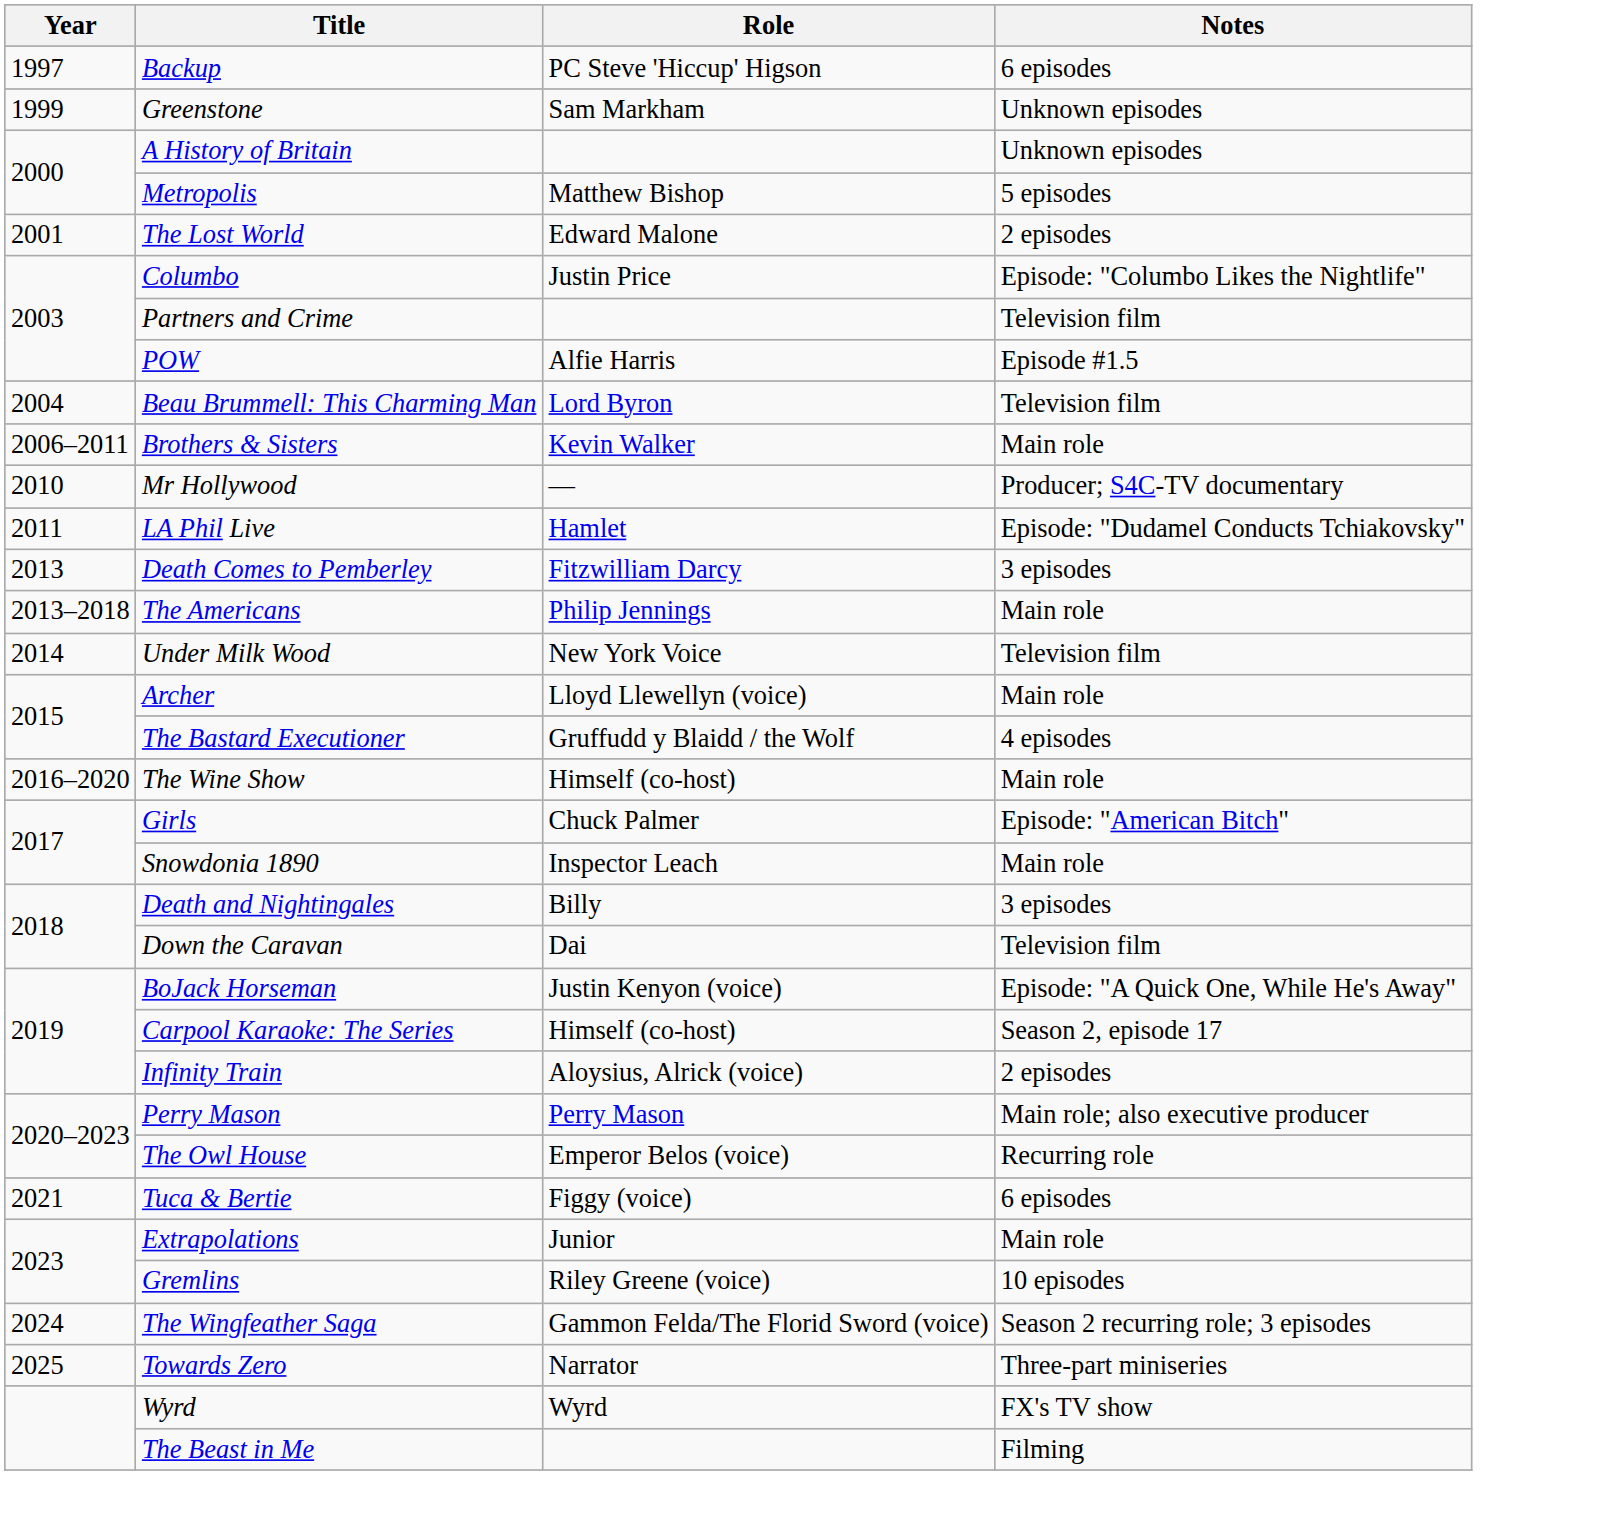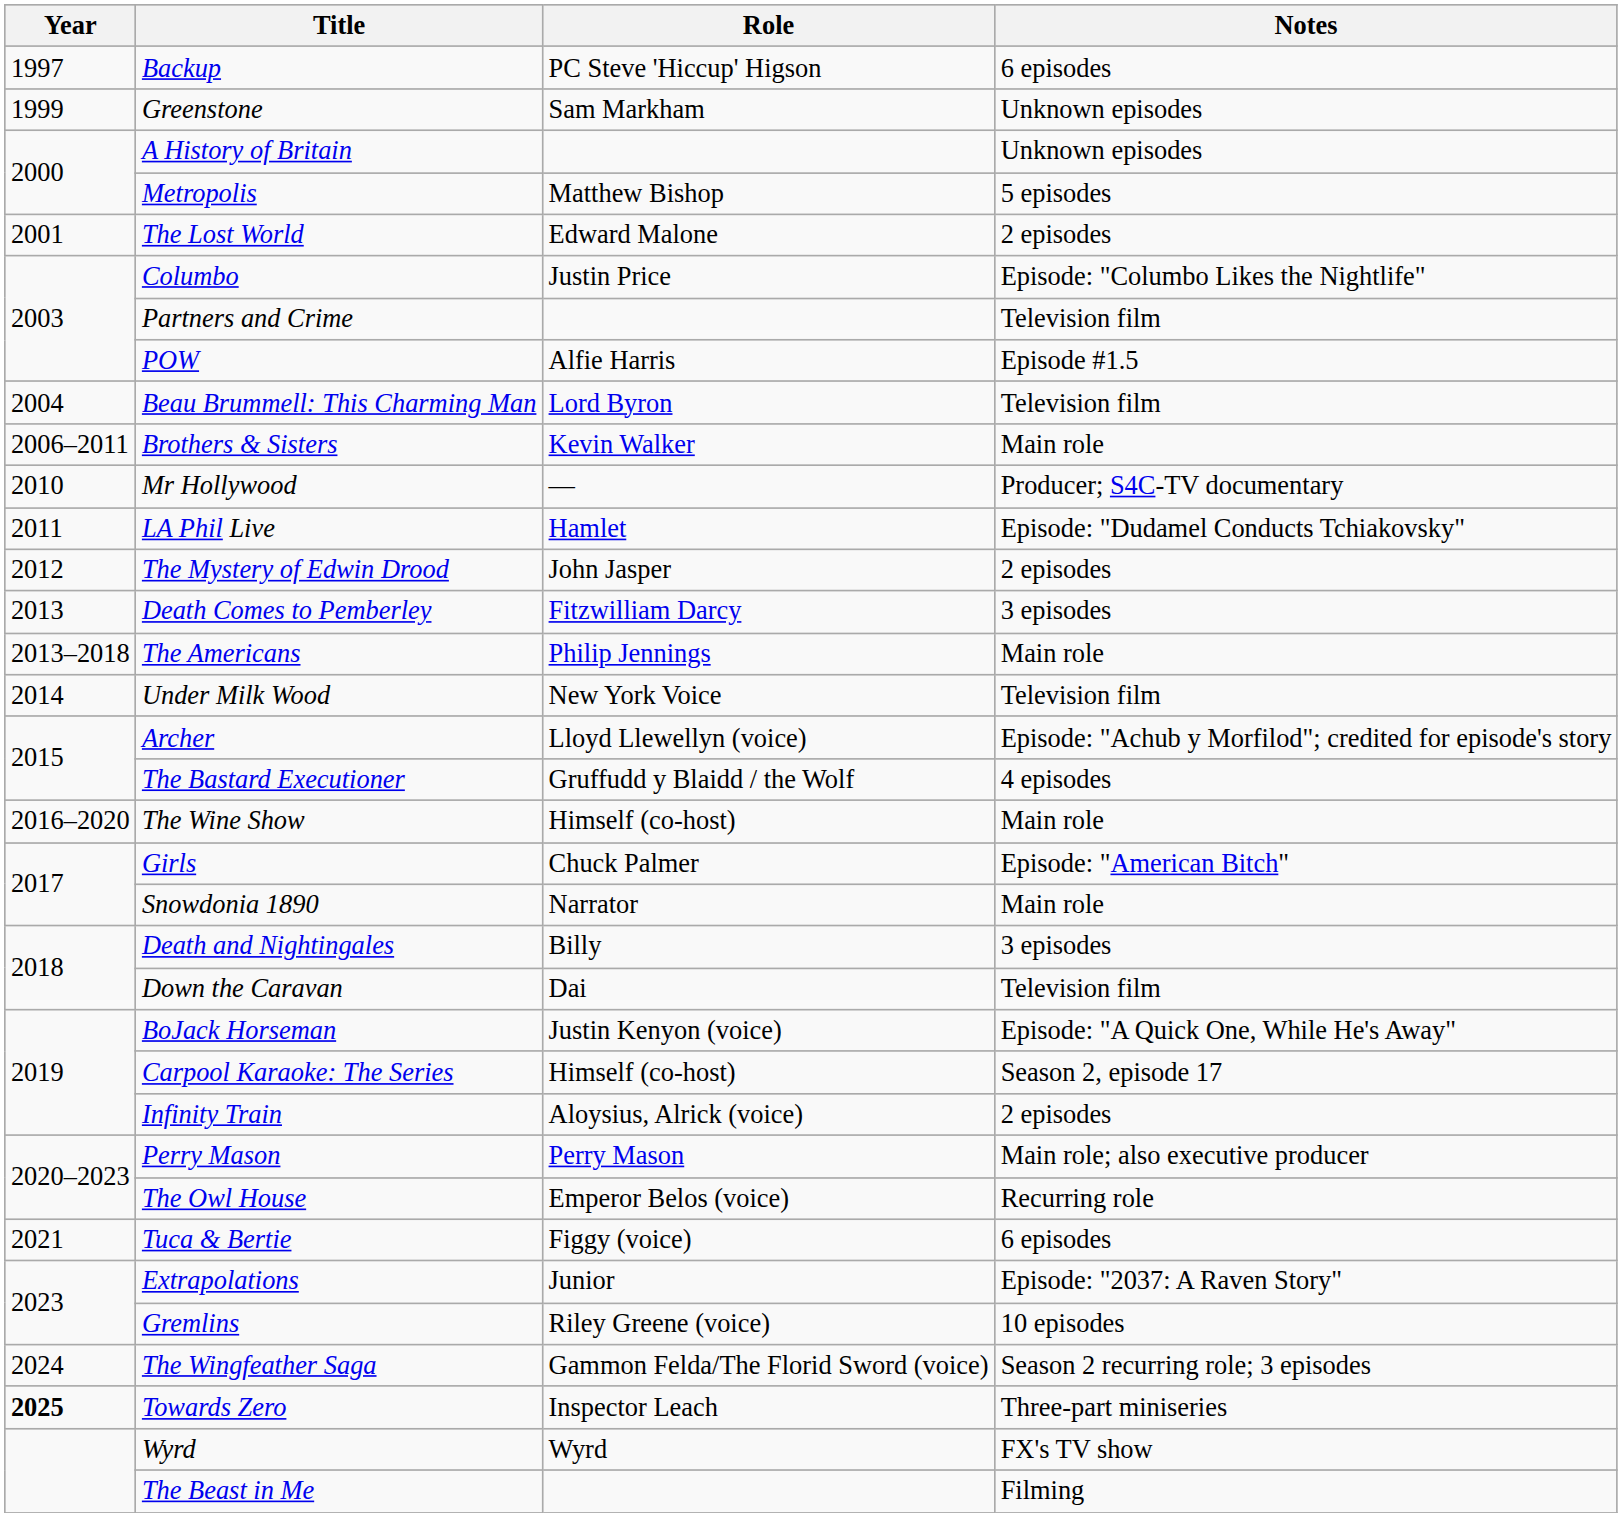+ row: (295, 569)
(1052, 695) Main role -> (1306, 737) Episode: "Achub y Morfilod"; credited for episode's story
(633, 862) Inspector Leach -> (593, 904) Narrator
(1052, 1239) Main role -> (1171, 1281) Episode: "2037: A Raven Story"
(37, 1365) normal -> (37, 1407) bold
(593, 1365) Narrator -> (633, 1407) Inspector Leach
